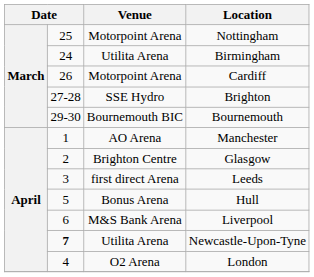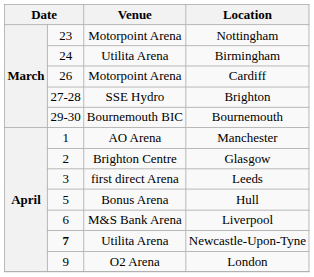(66, 35) 25 -> (66, 35) 23
(66, 261) 4 -> (66, 261) 9
